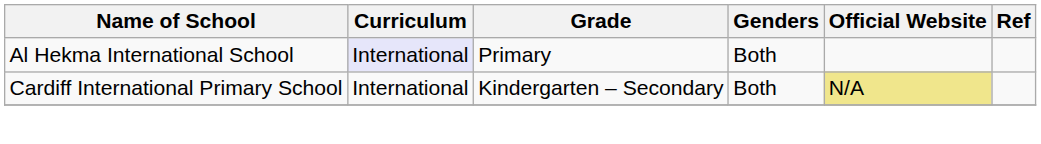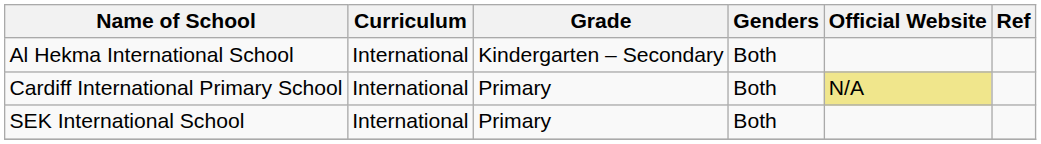(410, 54) lavender background -> (410, 54) no background
(515, 54) Primary -> (601, 54) Kindergarten – Secondary
(601, 88) Kindergarten – Secondary -> (515, 88) Primary
+ row: (127, 121)
